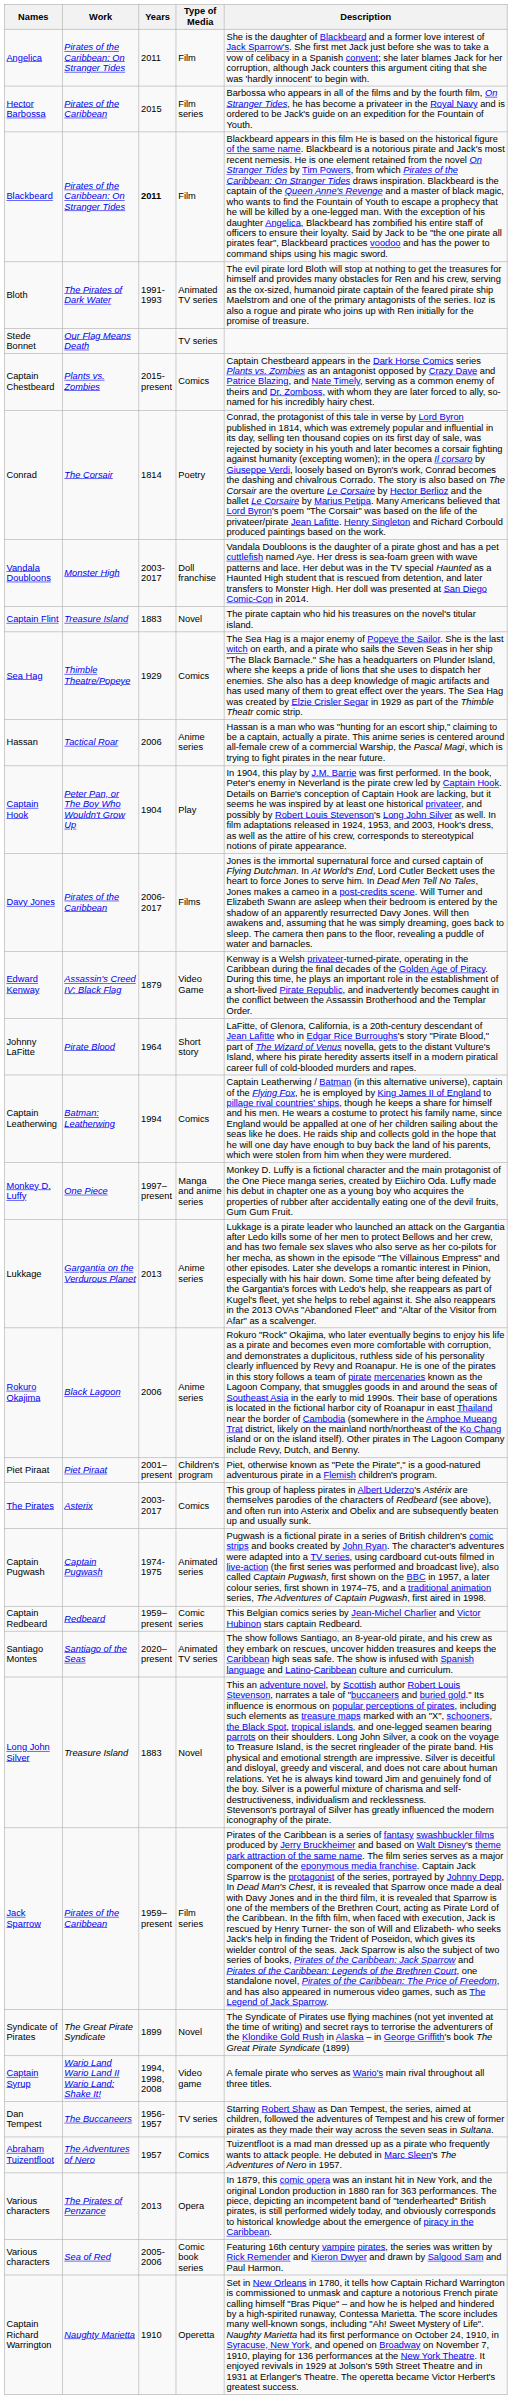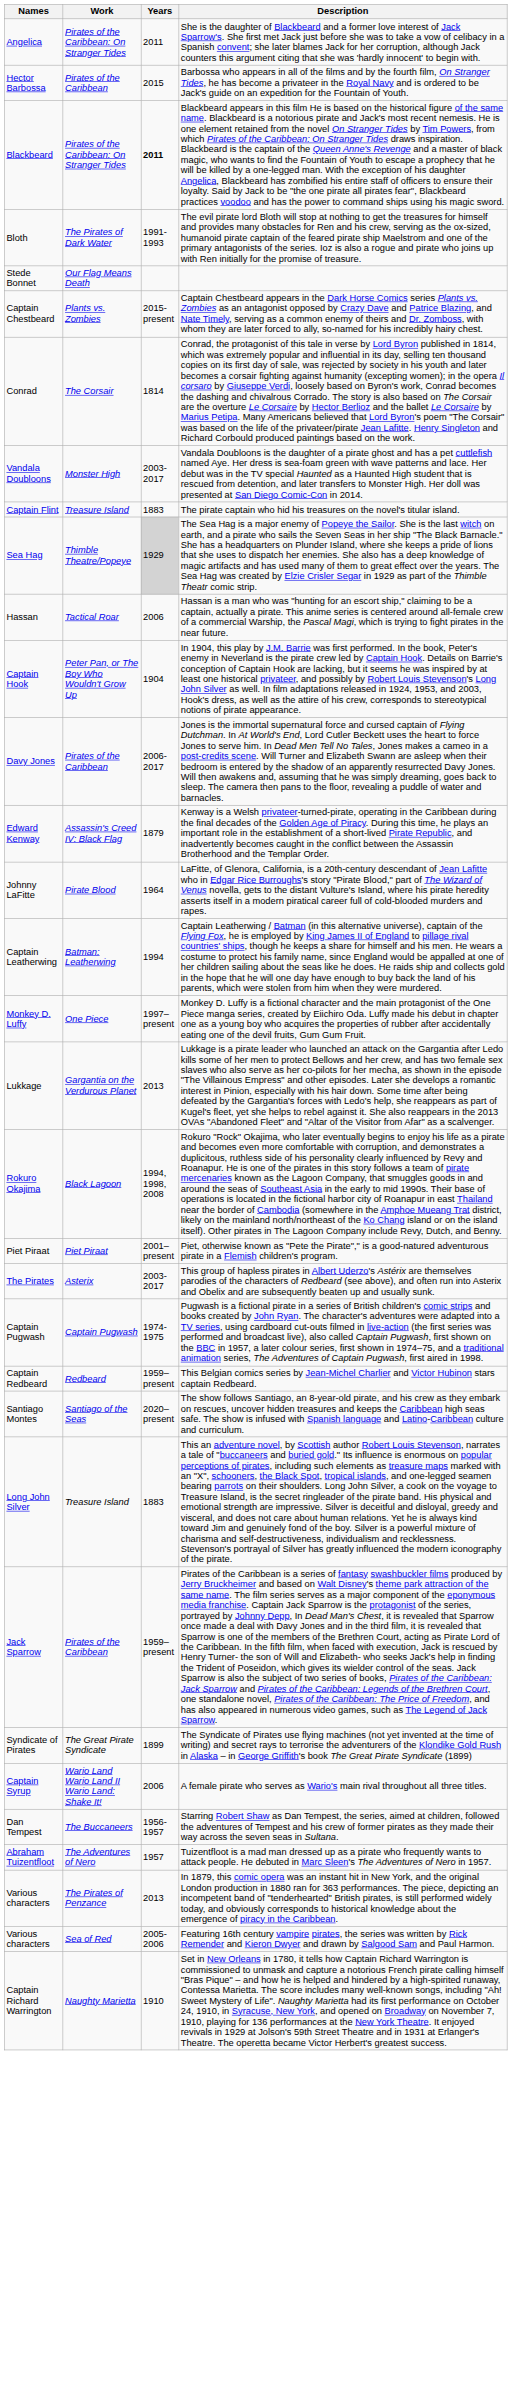- column: (200, 17)
(151, 675) no background -> (153, 555) lightgrey background
(151, 1392) 2006 -> (155, 1184) 1994, 1998, 2008
(153, 2078) 1994, 1998, 2008 -> (153, 1786) 2006
